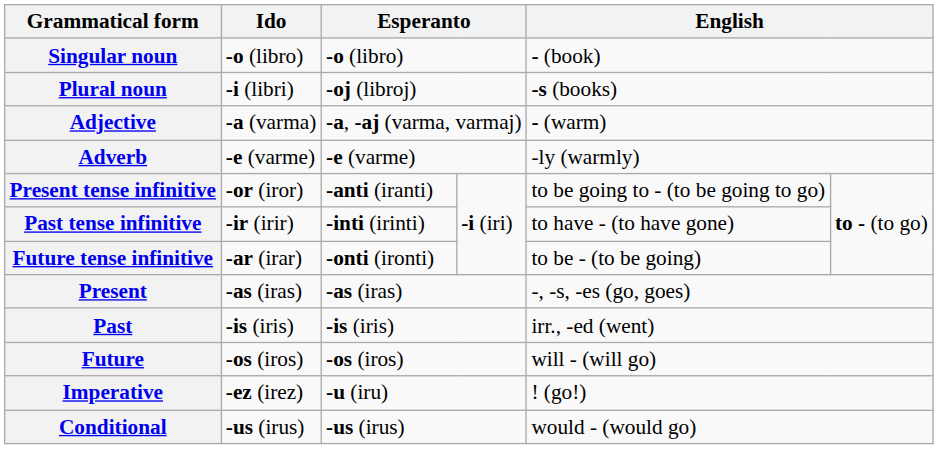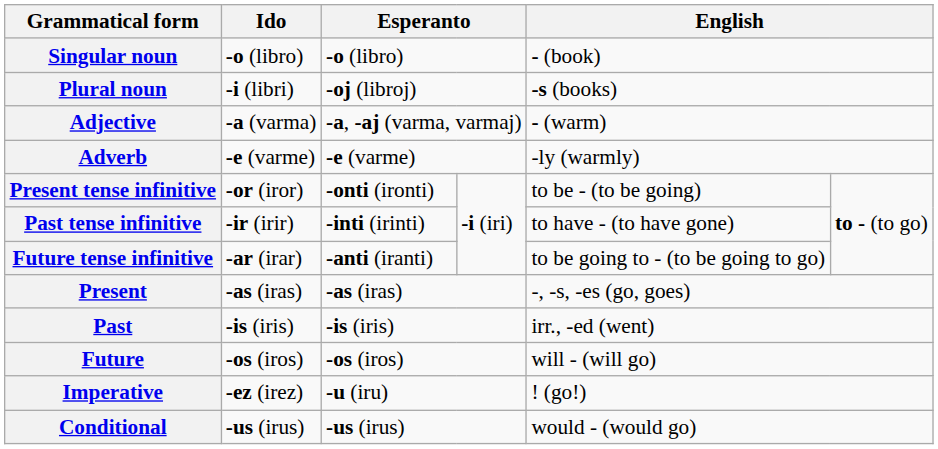(380, 190) -anti (iranti) -> (380, 190) -onti (ironti)
(678, 190) to be going to - (to be going to go) -> (616, 190) to be - (to be going)
(380, 257) -onti (ironti) -> (380, 257) -anti (iranti)
(616, 257) to be - (to be going) -> (678, 257) to be going to - (to be going to go)
